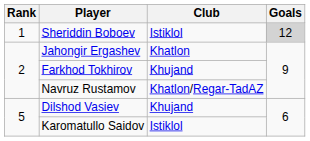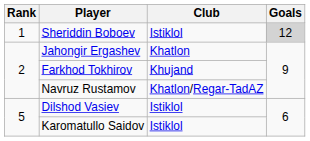(171, 107) Khujand -> (166, 107) Istiklol
